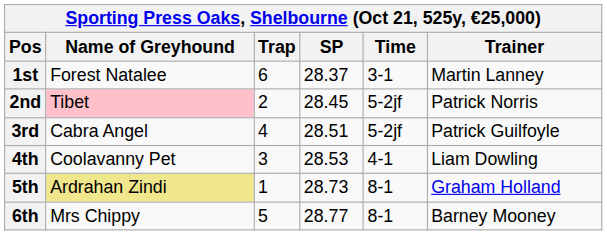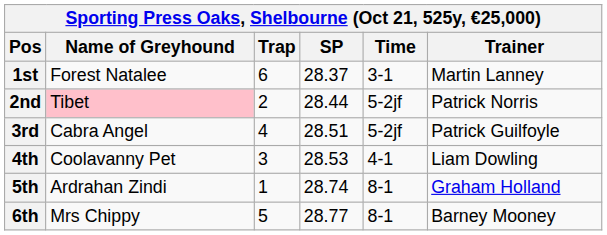(326, 103) 28.45 -> (326, 103) 28.44
(108, 187) khaki background -> (108, 187) no background
(326, 187) 28.73 -> (326, 187) 28.74
